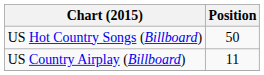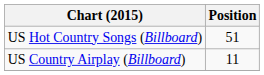(232, 37) 50 -> (232, 37) 51
